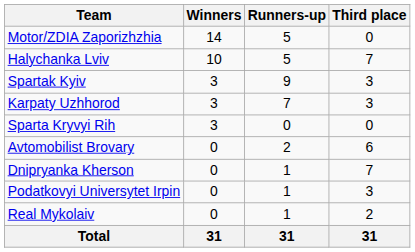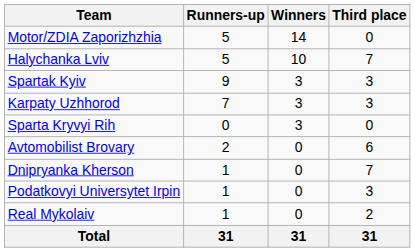columns swapped: (214, 15) <-> (287, 15)
